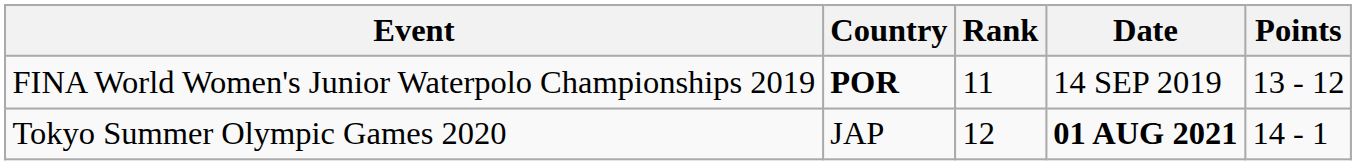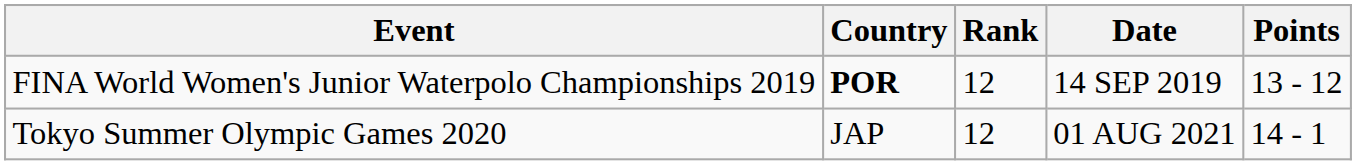(978, 81) 11 -> (979, 81) 12
(1145, 133) bold -> (1144, 133) normal
